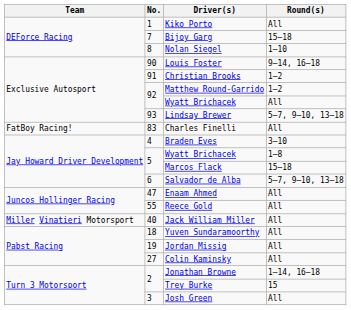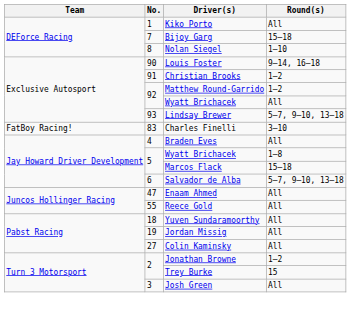(275, 129) All -> (278, 129) 3–10
(278, 142) 3–10 -> (275, 142) All
- row: (152, 220)
(294, 272) 1–14, 16–18 -> (275, 259) 1–2
